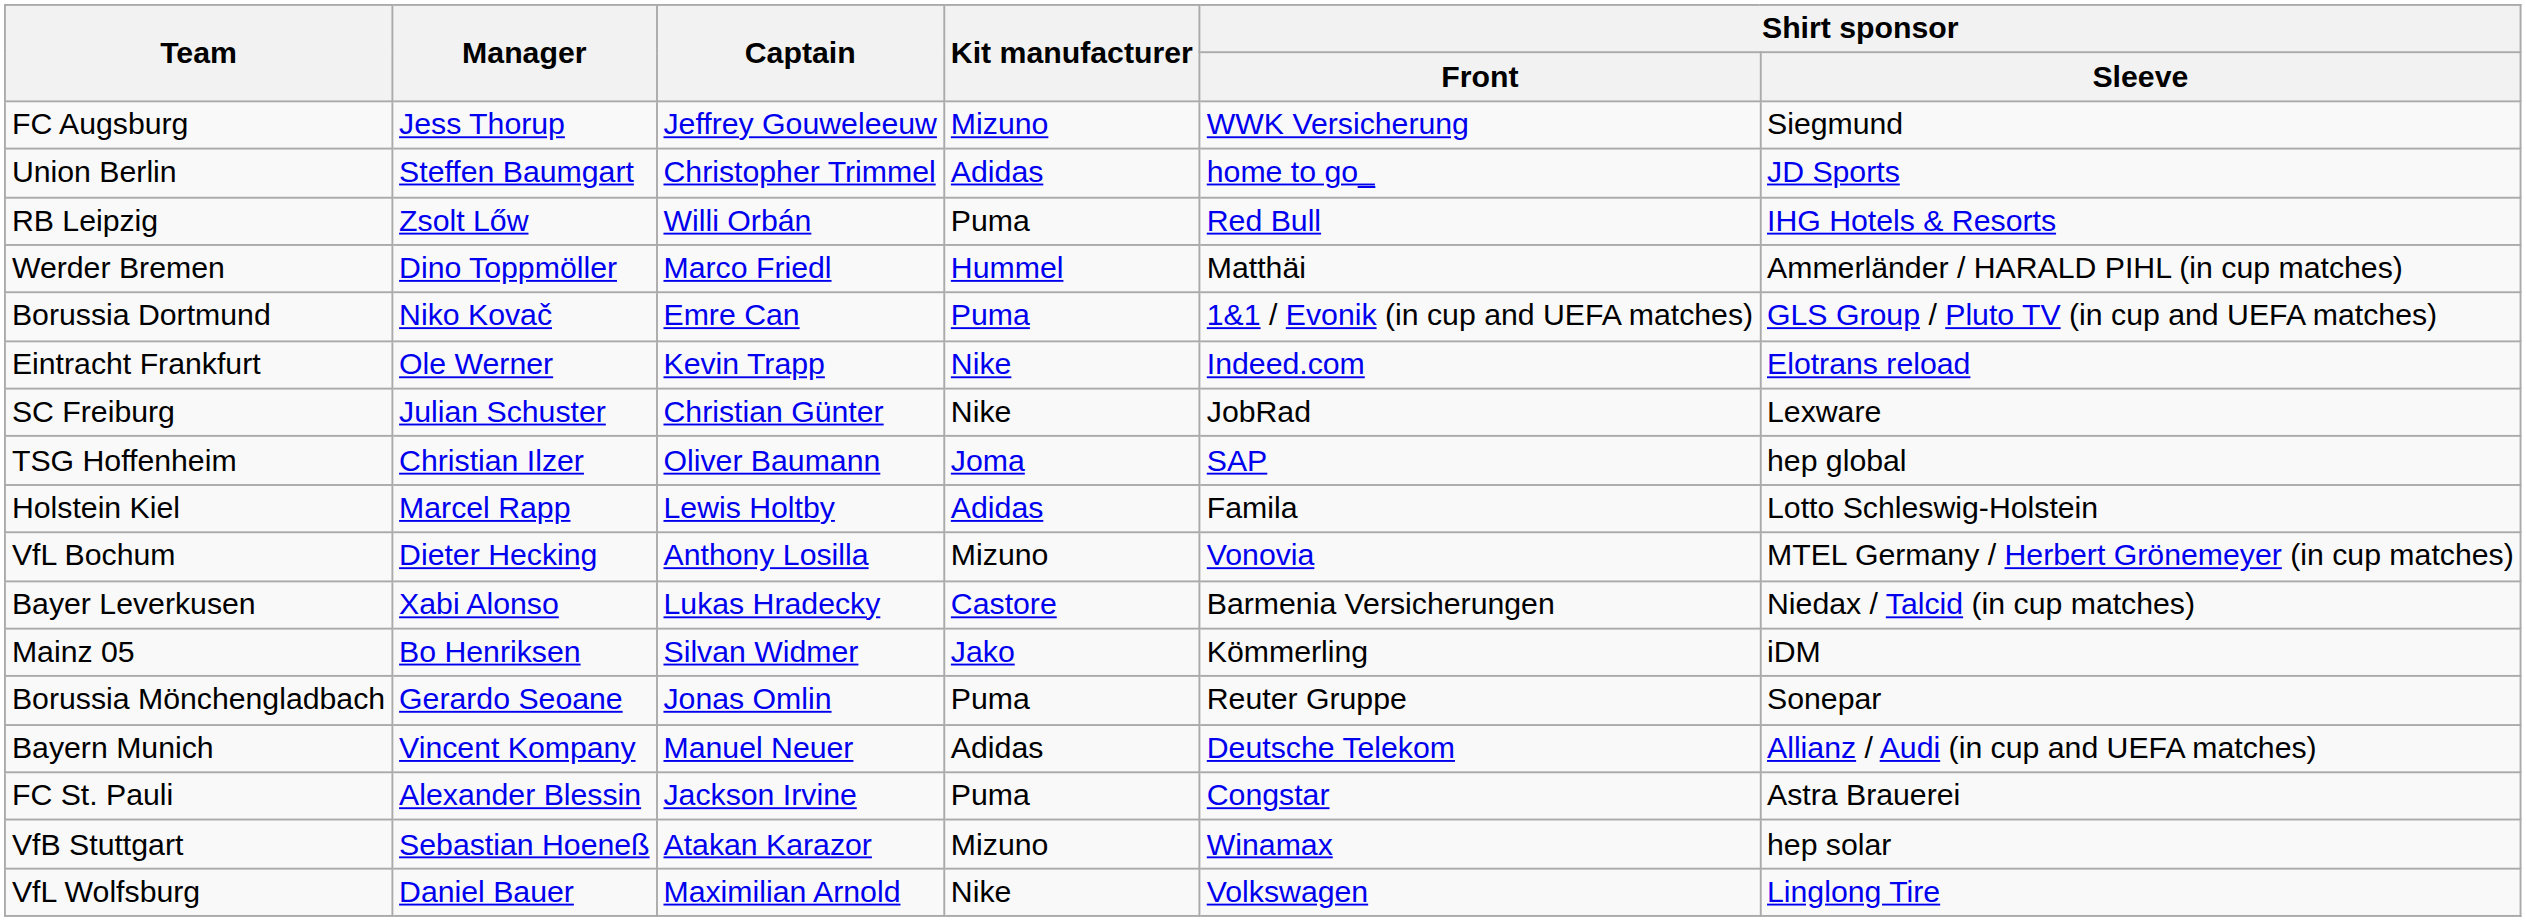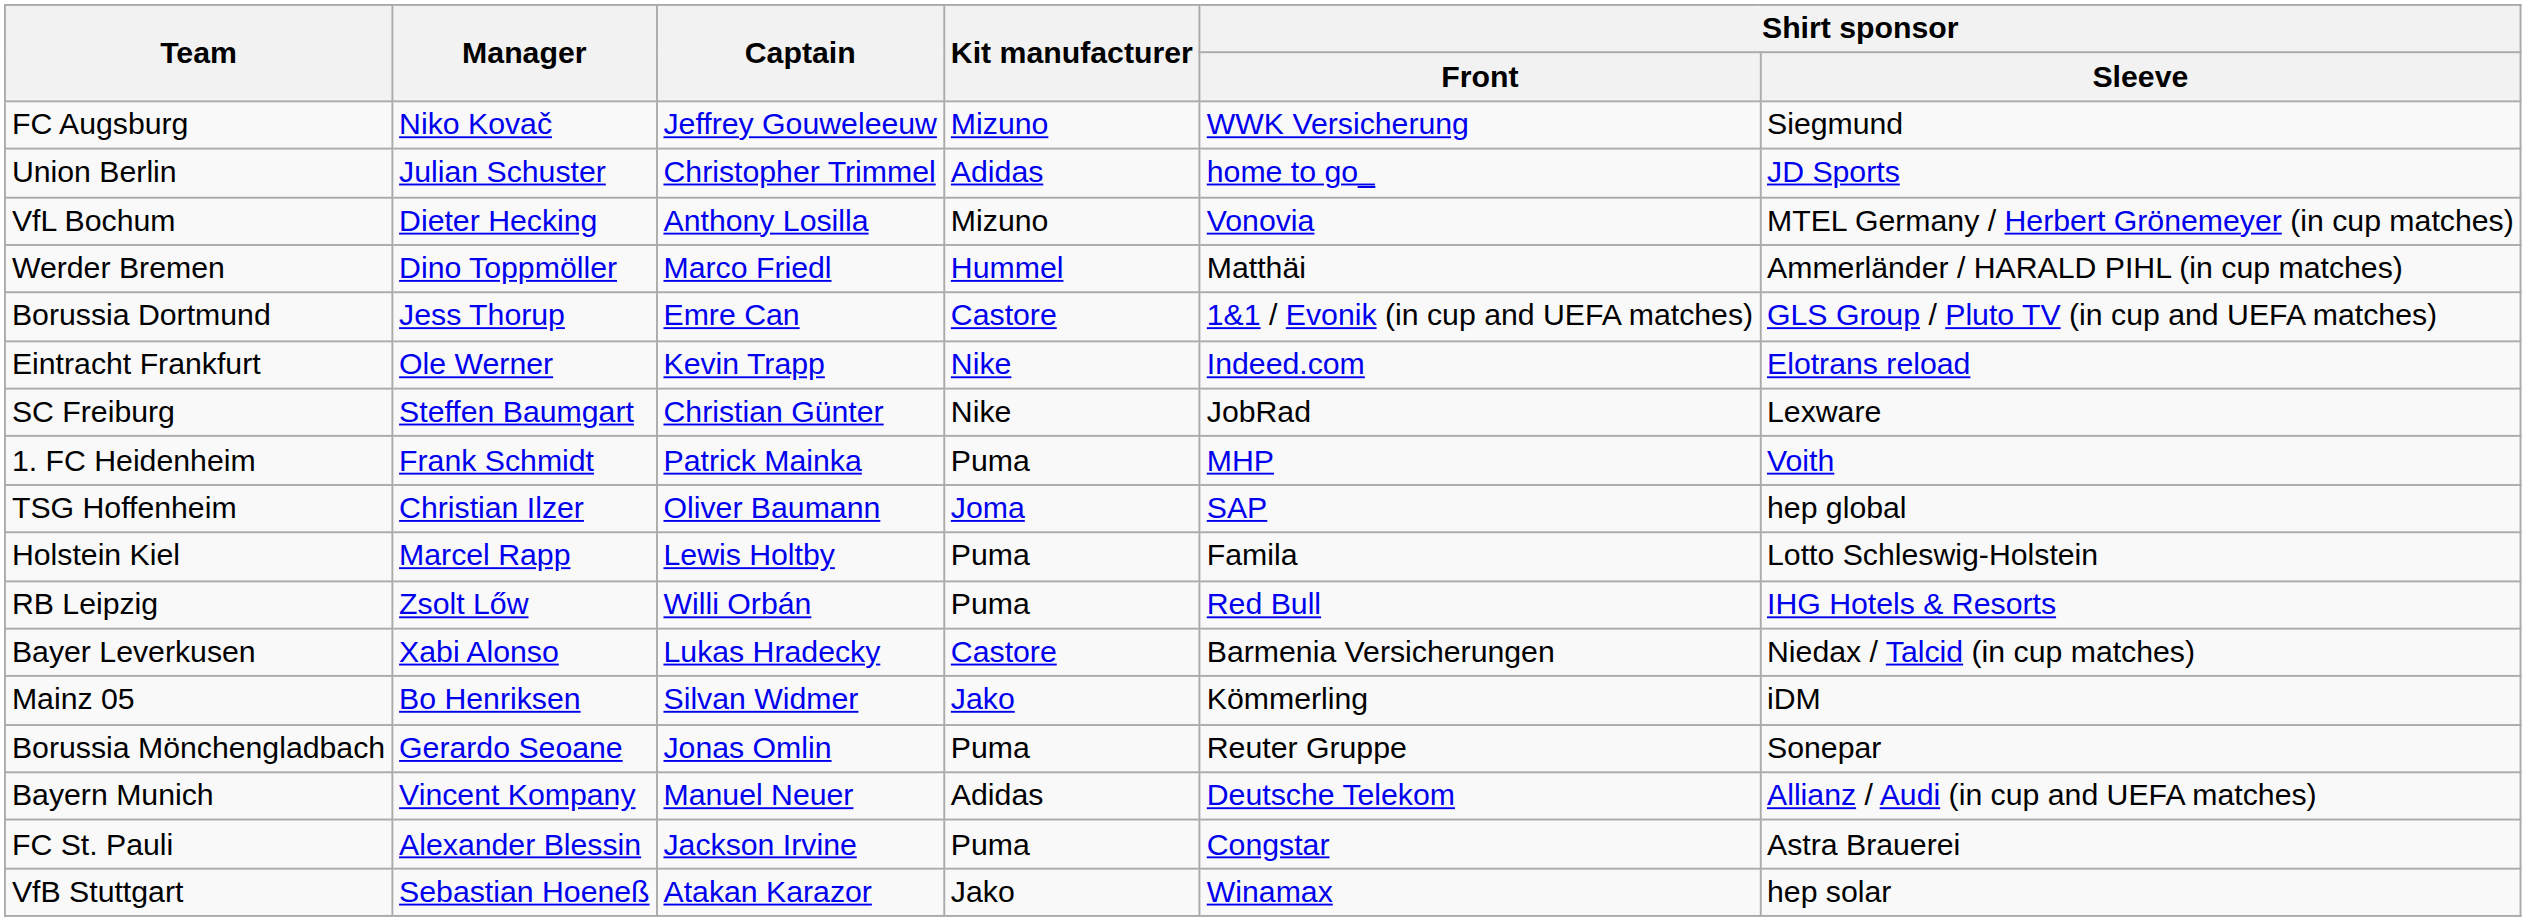(482, 124) Jess Thorup -> (476, 124) Niko Kovač
(516, 172) Steffen Baumgart -> (502, 172) Julian Schuster
rows swapped: (94, 556) <-> (85, 220)
(476, 316) Niko Kovač -> (482, 316) Jess Thorup
(990, 316) Puma -> (1004, 316) Castore
(502, 412) Julian Schuster -> (516, 412) Steffen Baumgart
+ row: (134, 460)
(997, 508) Adidas -> (990, 556) Puma
(1000, 843) Mizuno -> (983, 891) Jako
- row: (106, 891)
